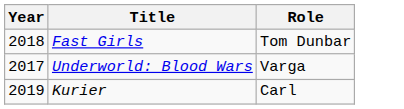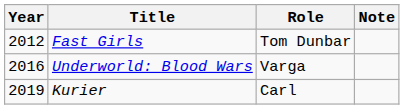+ column: (377, 17)
(26, 42) 2018 -> (26, 42) 2012
(26, 67) 2017 -> (26, 67) 2016
